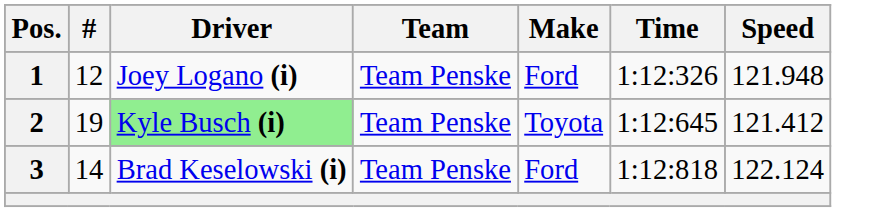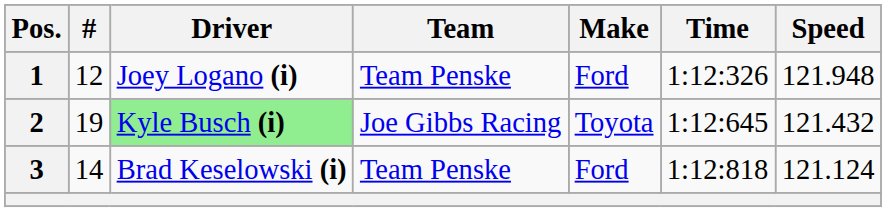(435, 122) Team Penske -> (461, 122) Joe Gibbs Racing
(778, 122) 121.412 -> (828, 122) 121.432
(778, 169) 122.124 -> (828, 169) 121.124
